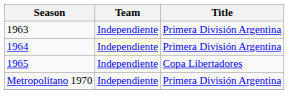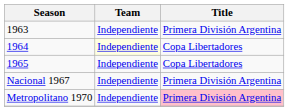(222, 47) Primera División Argentina -> (203, 47) Copa Libertadores
+ row: (38, 81)
(222, 81) no background -> (222, 98) pink background
